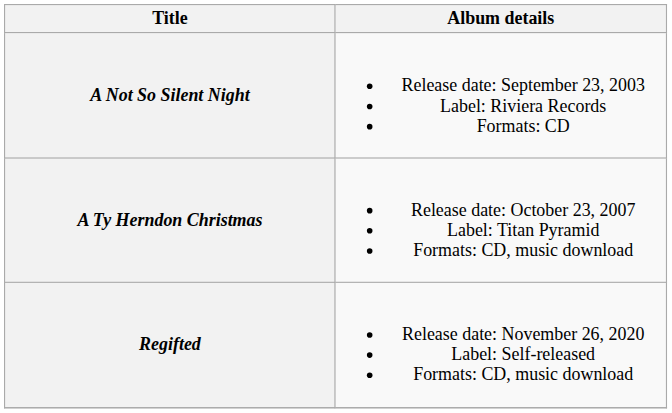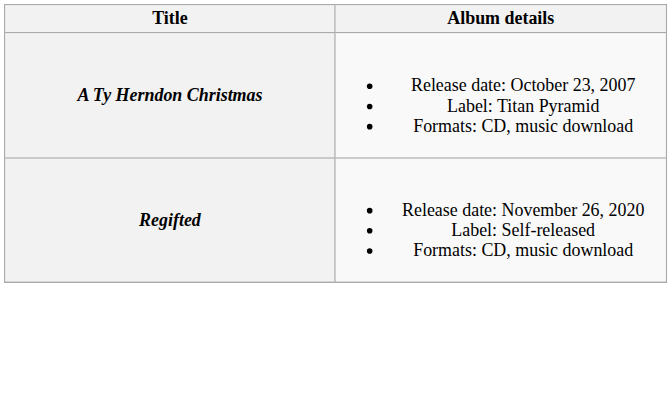- row: (170, 95)
